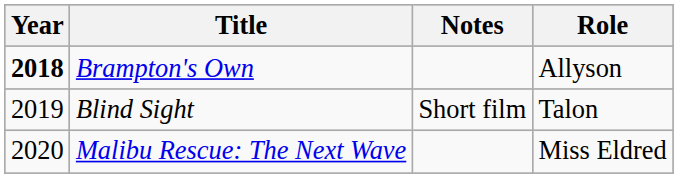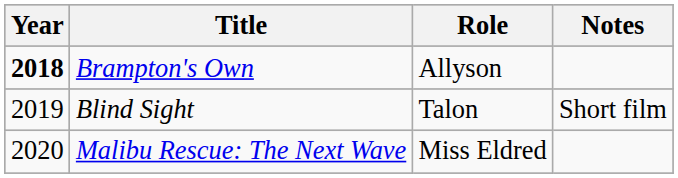columns swapped: (603, 25) <-> (472, 25)
